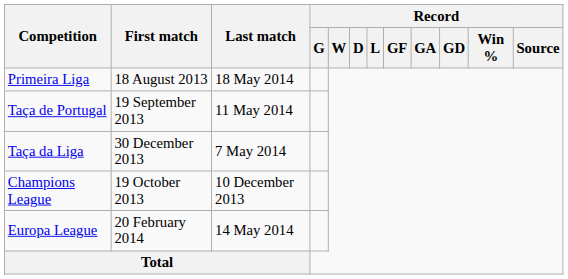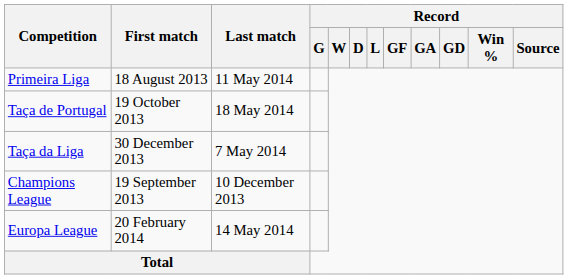(254, 79) 18 May 2014 -> (254, 79) 11 May 2014
(155, 111) 19 September 2013 -> (147, 111) 19 October 2013
(254, 111) 11 May 2014 -> (254, 111) 18 May 2014
(147, 190) 19 October 2013 -> (155, 190) 19 September 2013
